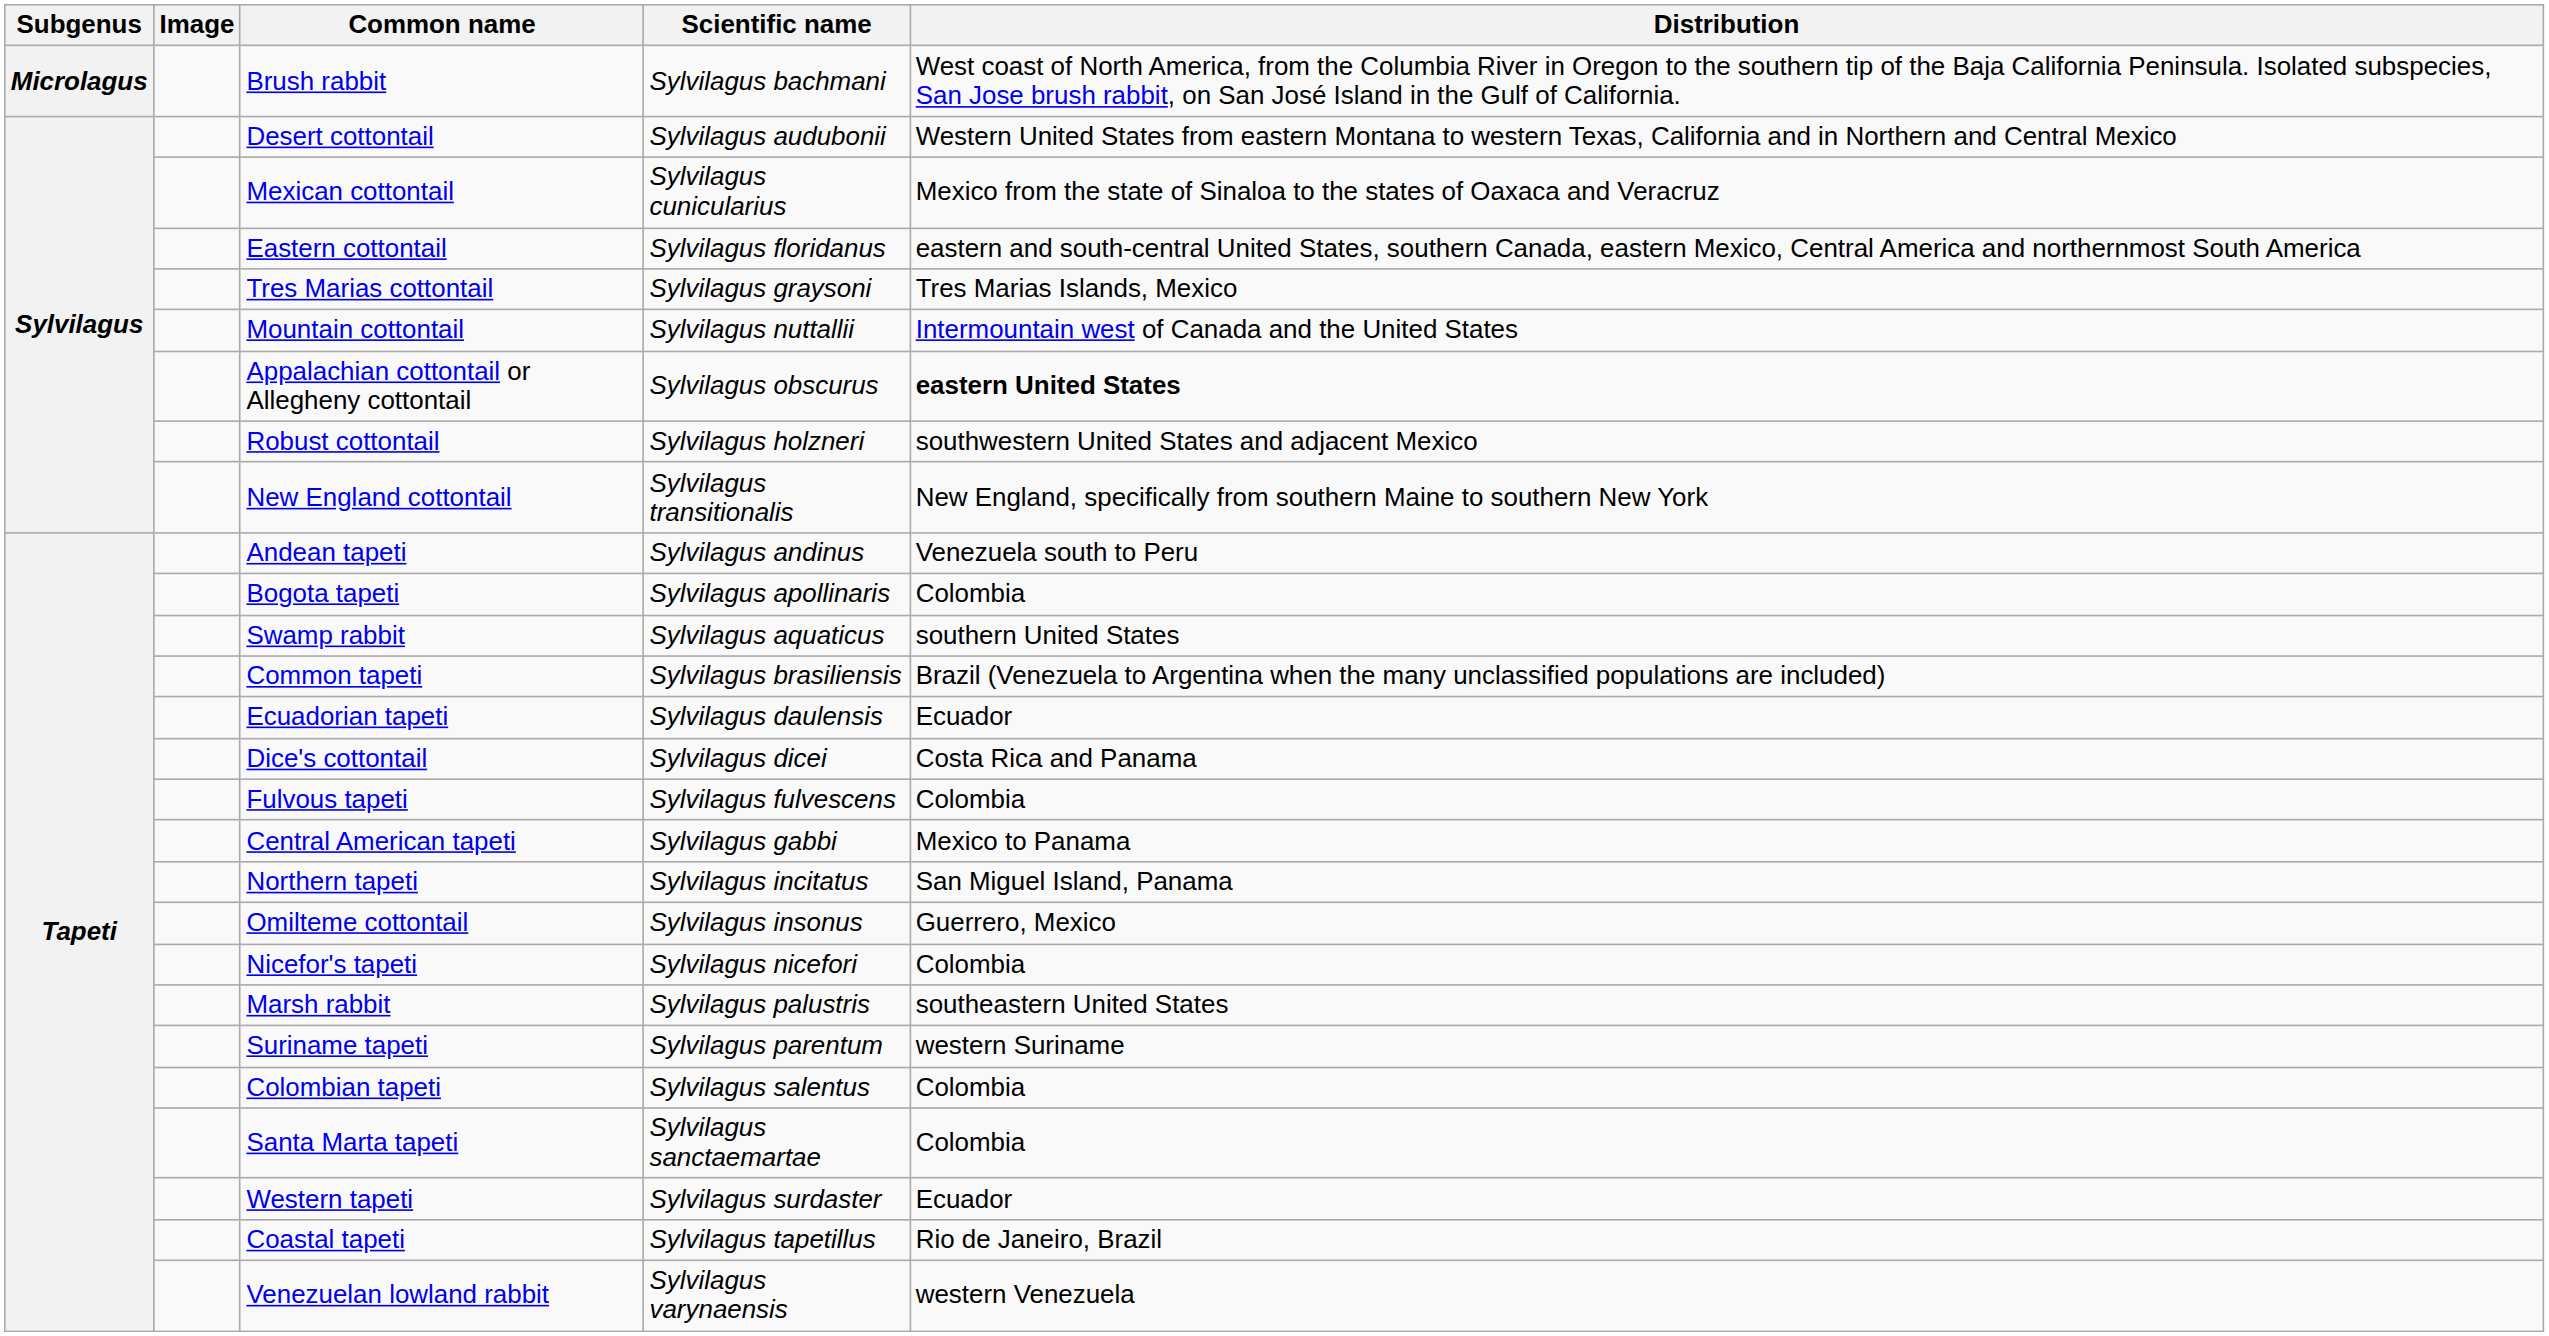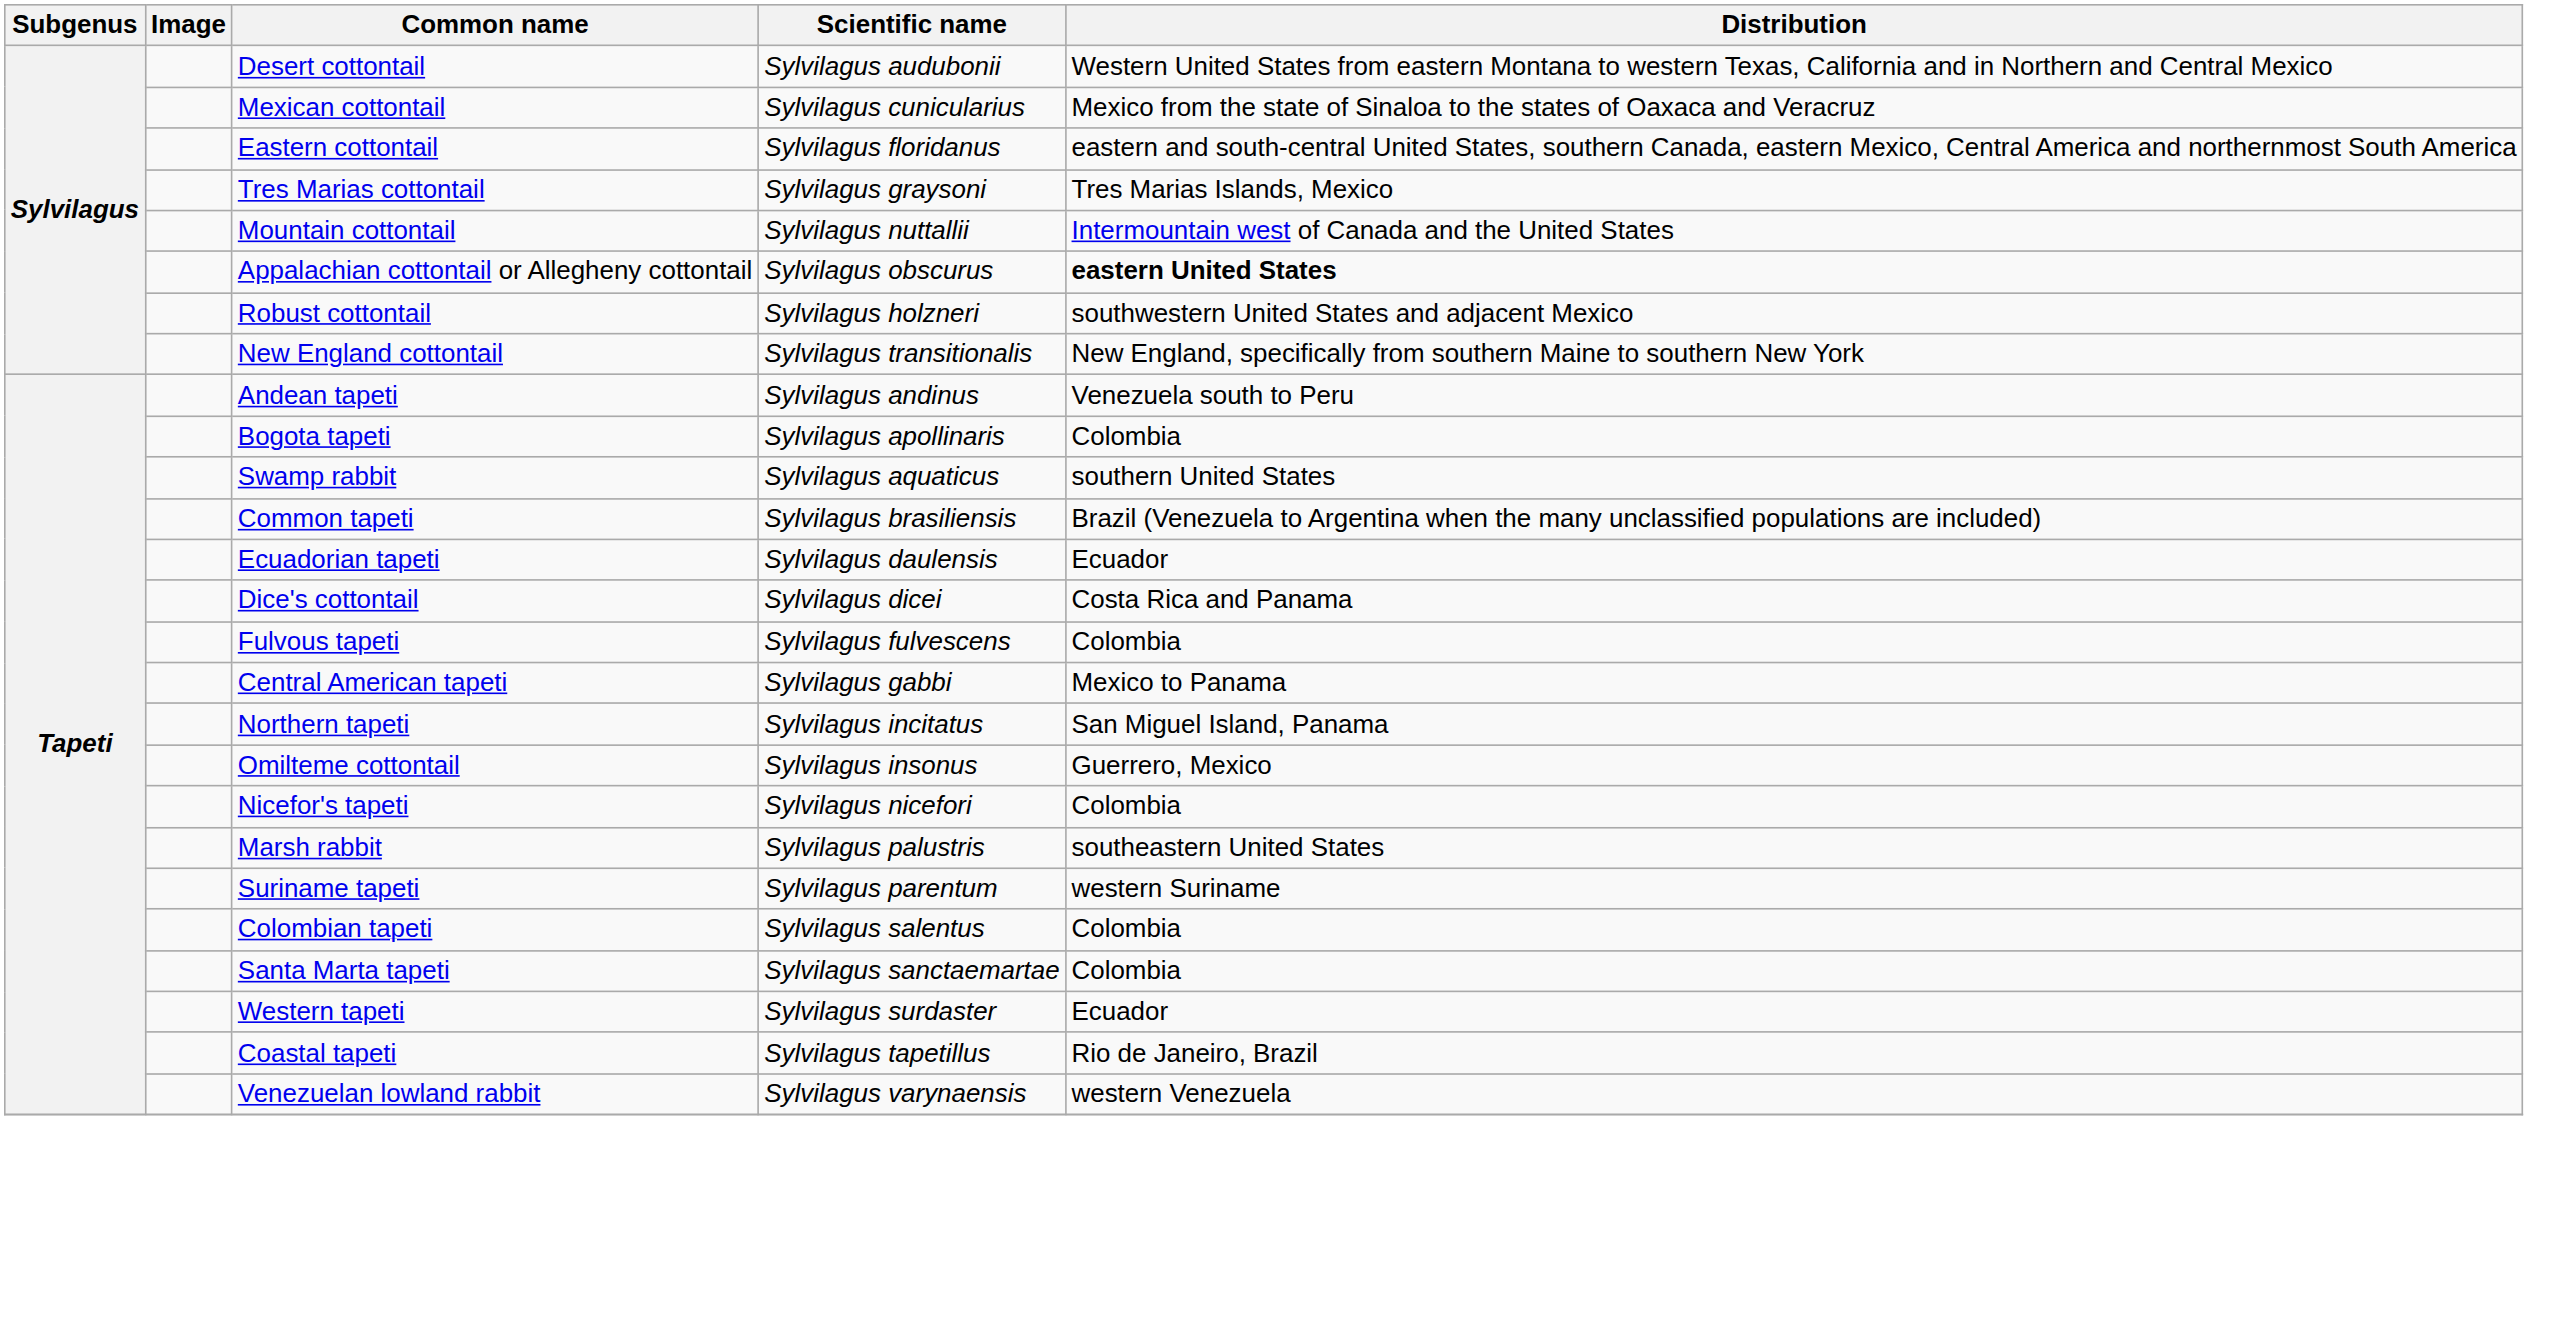- row: (316, 80)
